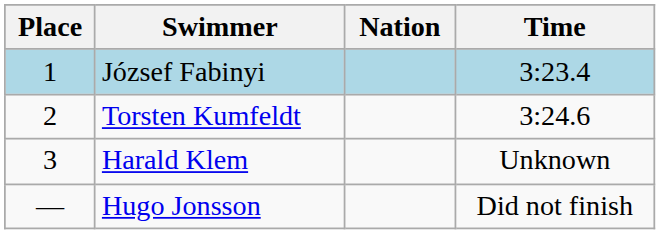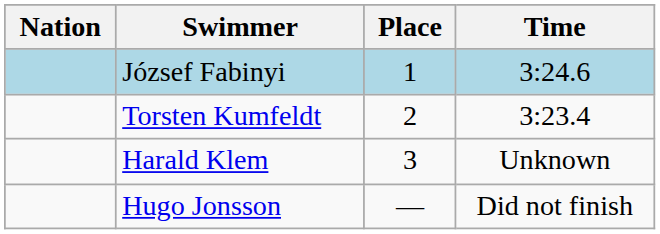columns swapped: (50, 26) <-> (400, 26)
(555, 71) 3:23.4 -> (555, 71) 3:24.6
(555, 116) 3:24.6 -> (555, 116) 3:23.4
